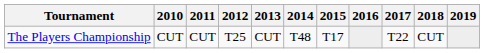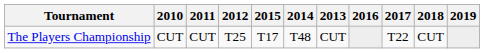columns swapped: (268, 15) <-> (333, 15)
